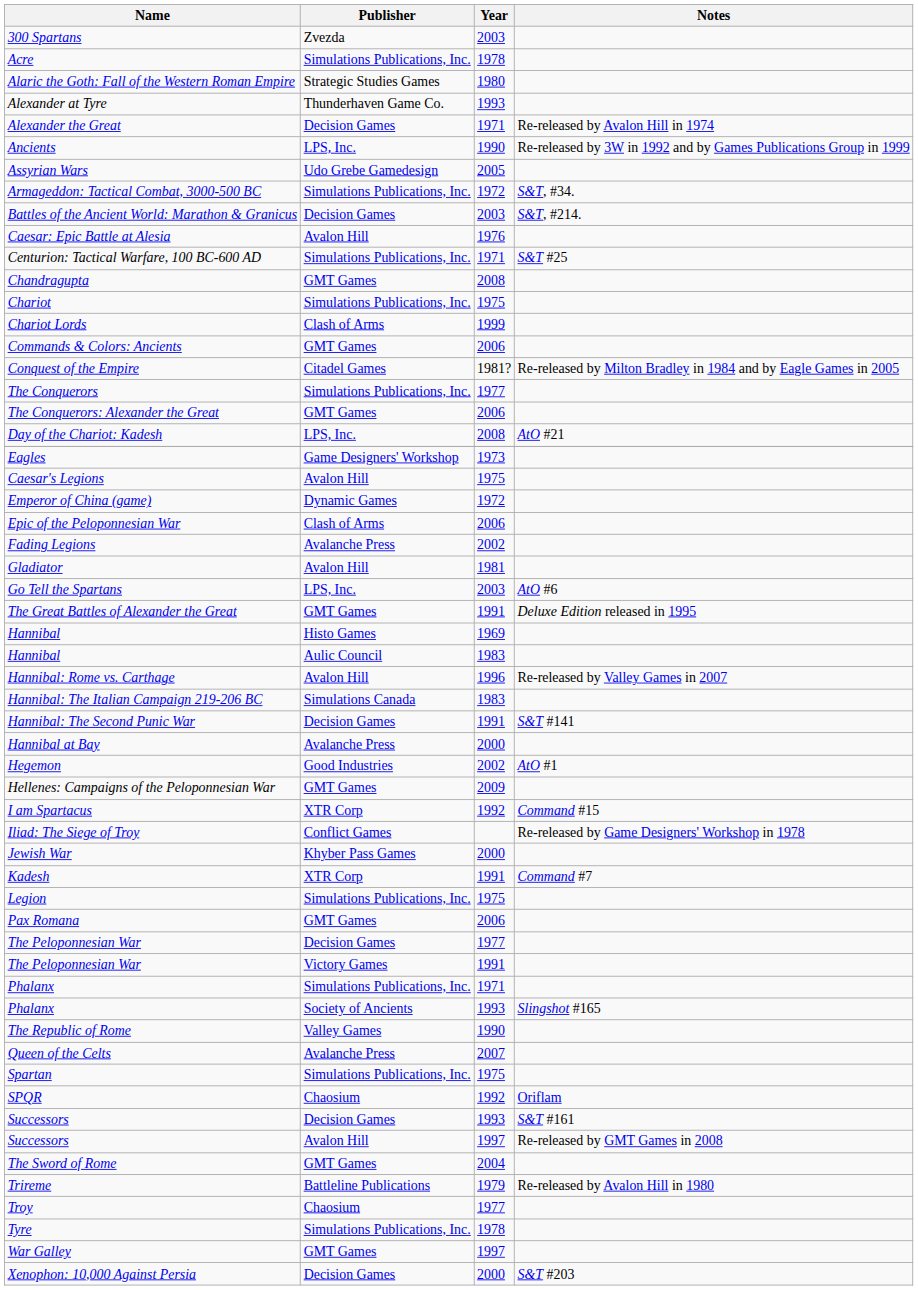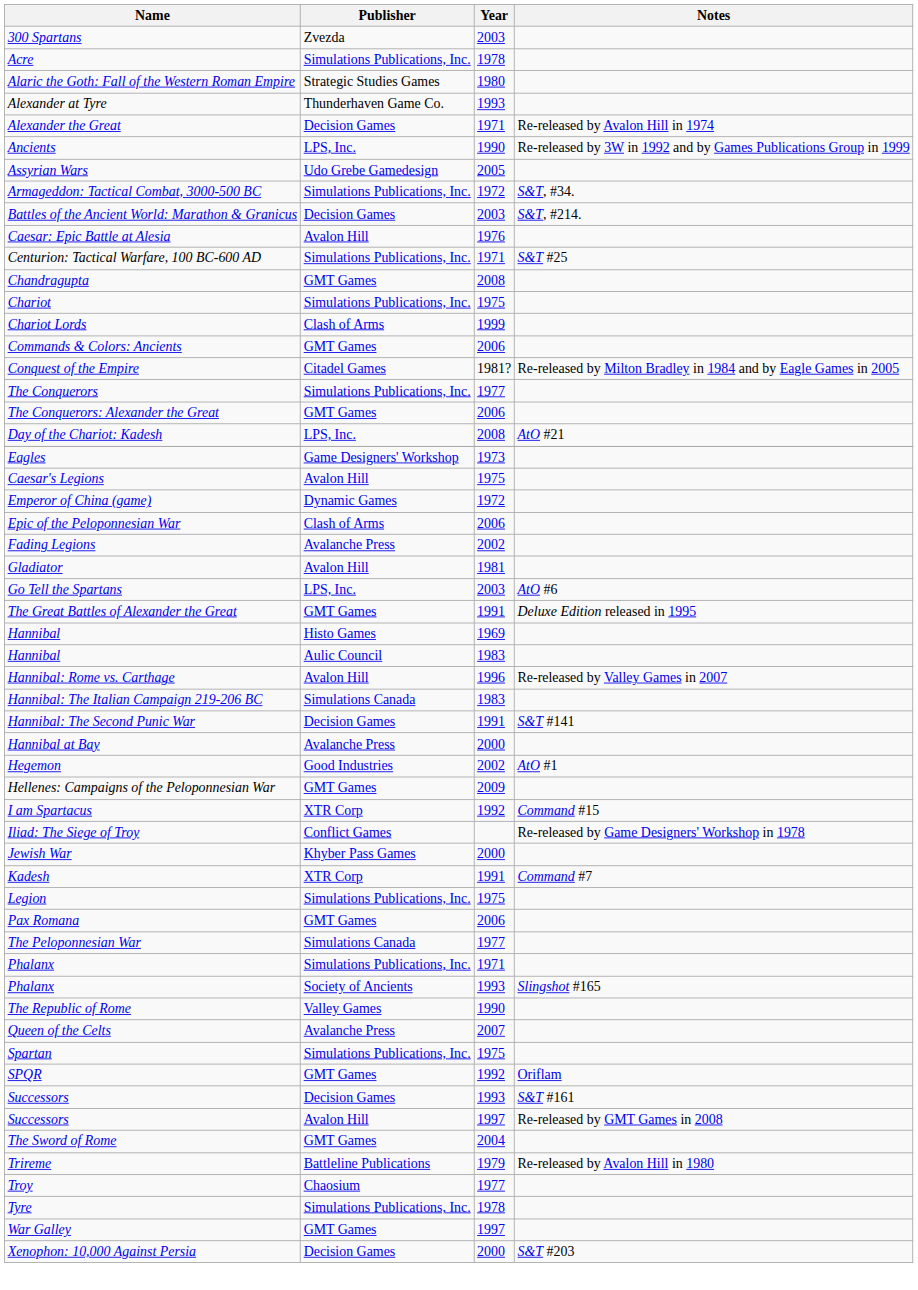(349, 942) Decision Games -> (360, 942) Simulations Canada
- row: (74, 964)
(332, 1097) Chaosium -> (340, 1075) GMT Games
